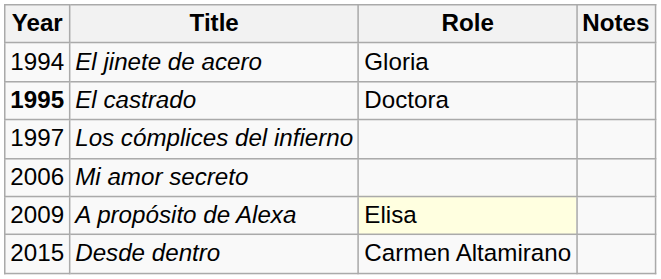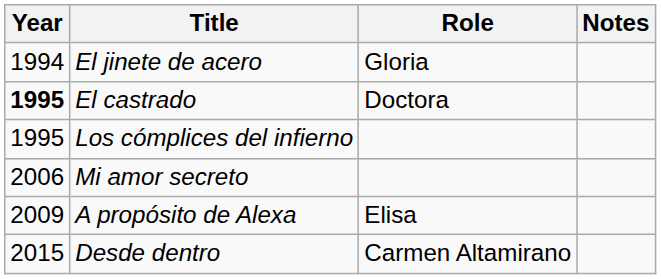(37, 138) 1997 -> (37, 138) 1995
(391, 215) lightyellow background -> (391, 215) no background
